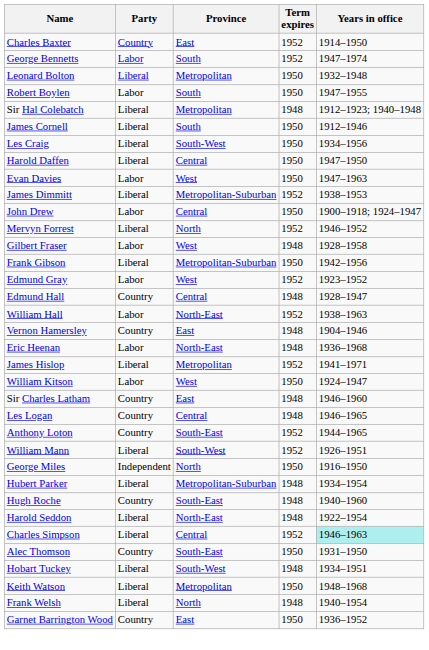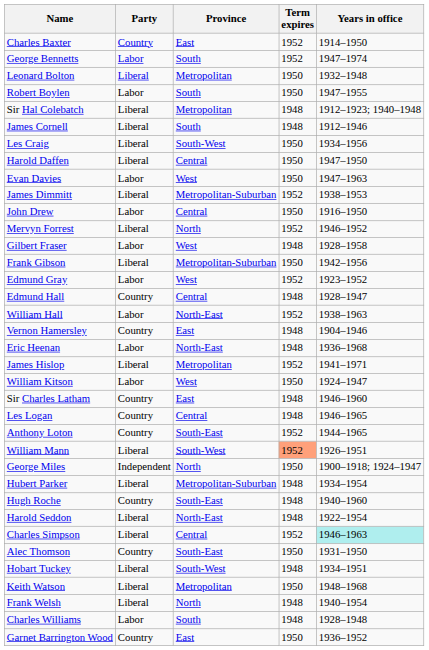(292, 127) 1950 -> (292, 127) 1948
(370, 212) 1900–1918; 1924–1947 -> (343, 212) 1916–1950
(292, 450) no background -> (292, 450) lightsalmon background
(343, 467) 1916–1950 -> (370, 467) 1900–1918; 1924–1947
+ row: (44, 620)
